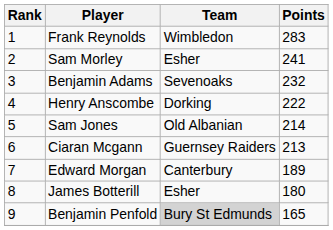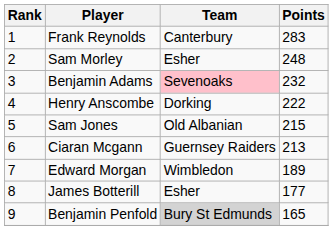(198, 37) Wimbledon -> (198, 37) Canterbury
(294, 59) 241 -> (294, 59) 248
(198, 81) no background -> (198, 81) pink background
(294, 125) 214 -> (294, 125) 215
(198, 170) Canterbury -> (198, 170) Wimbledon
(294, 192) 180 -> (294, 192) 177
